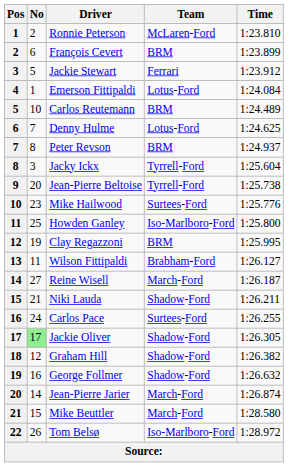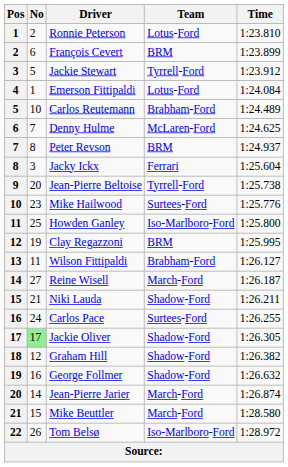(181, 33) McLaren-Ford -> (173, 33) Lotus-Ford
(163, 71) Ferrari -> (176, 71) Tyrrell-Ford
(160, 109) BRM -> (181, 109) Brabham-Ford
(173, 128) Lotus-Ford -> (181, 128) McLaren-Ford
(176, 166) Tyrrell-Ford -> (163, 166) Ferrari
